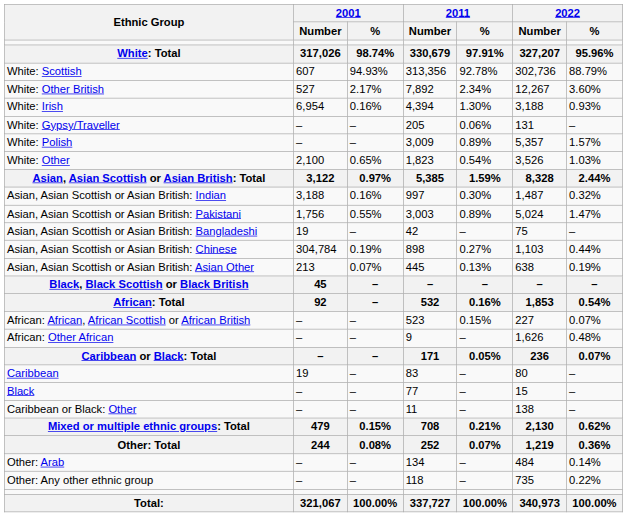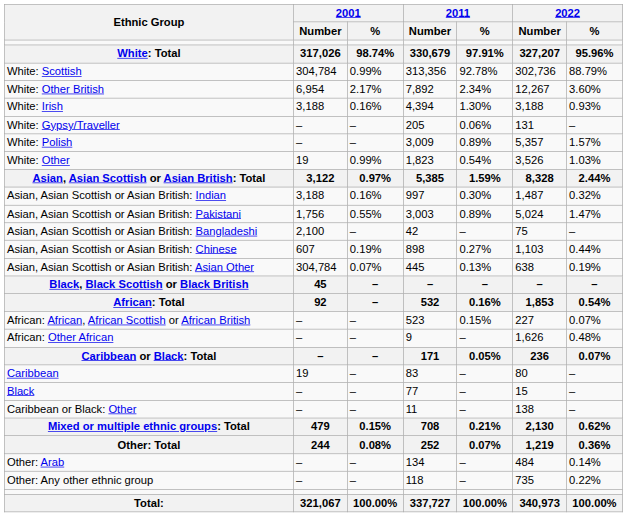(305, 71) 607 -> (316, 71) 304,784
(369, 71) 94.93% -> (366, 71) 0.99%
(305, 89) 527 -> (310, 89) 6,954
(310, 107) 6,954 -> (310, 107) 3,188
(310, 160) 2,100 -> (302, 160) 19
(366, 160) 0.65% -> (366, 160) 0.99%
(302, 231) 19 -> (310, 231) 2,100
(316, 249) 304,784 -> (305, 249) 607
(305, 267) 213 -> (316, 267) 304,784
